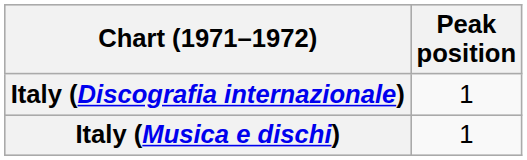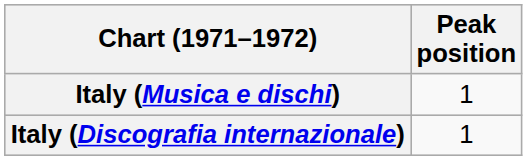rows swapped: (208, 94) <-> (208, 134)
